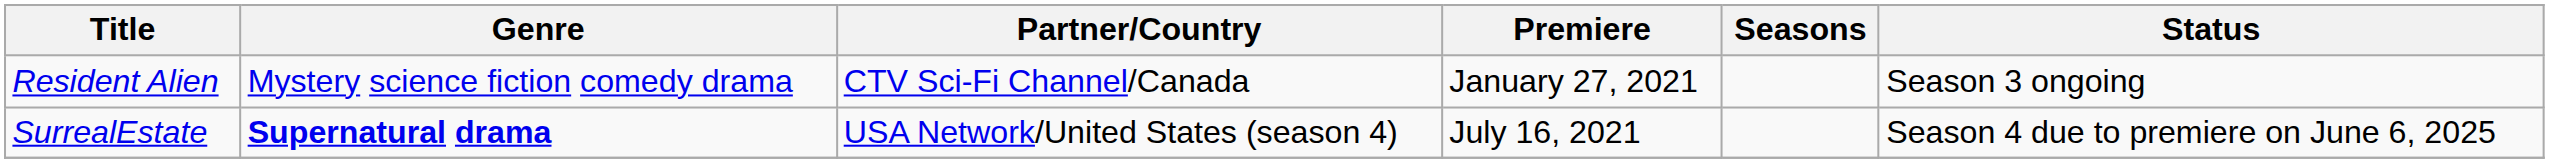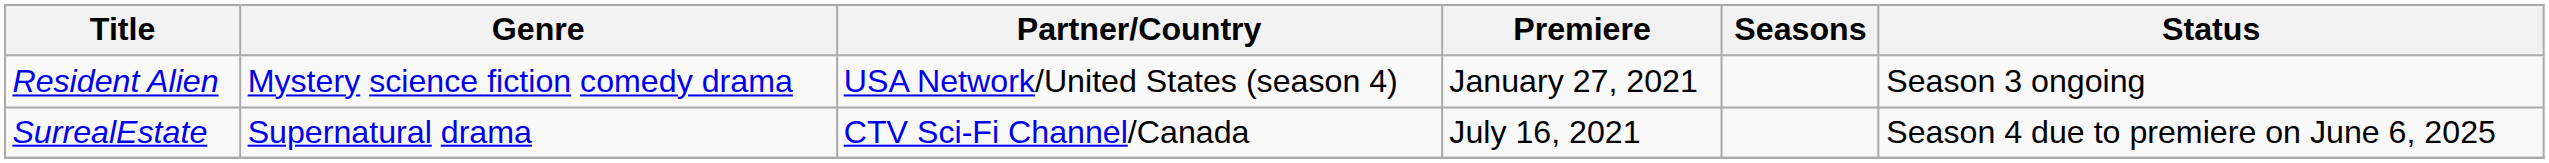(1047, 81) CTV Sci-Fi Channel/Canada -> (1121, 81) USA Network/United States (season 4)
(400, 132) bold -> (390, 132) normal
(1121, 132) USA Network/United States (season 4) -> (1047, 132) CTV Sci-Fi Channel/Canada
